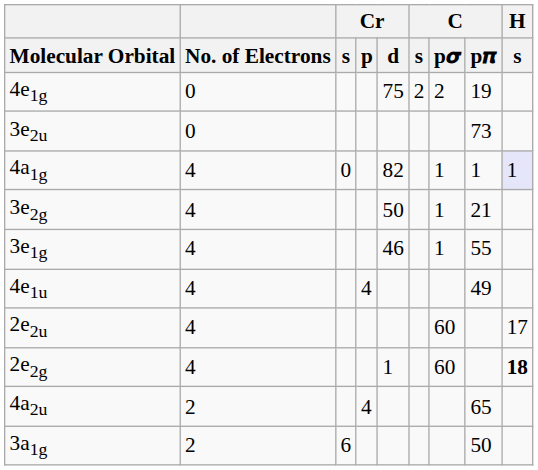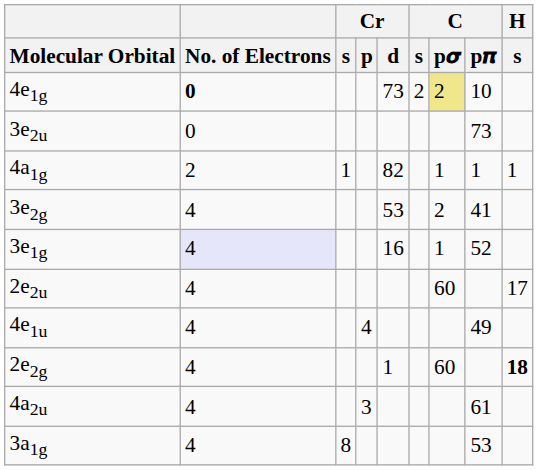(190, 91) normal -> (190, 91) bold
(393, 91) 75 -> (393, 91) 73
(439, 91) no background -> (439, 91) khaki background
(481, 91) 19 -> (481, 91) 10
(190, 170) 4 -> (190, 170) 2
(346, 170) 0 -> (346, 170) 1
(512, 170) lavender background -> (512, 170) no background
(393, 209) 50 -> (393, 209) 53
(439, 209) 1 -> (439, 209) 2
(481, 209) 21 -> (481, 209) 41
(190, 248) no background -> (190, 248) lavender background
(393, 248) 46 -> (393, 248) 16
(481, 248) 55 -> (481, 248) 52
rows swapped: (28, 288) <-> (28, 327)
(190, 406) 2 -> (190, 406) 4
(366, 406) 4 -> (366, 406) 3
(481, 406) 65 -> (481, 406) 61
(190, 445) 2 -> (190, 445) 4
(346, 445) 6 -> (346, 445) 8
(481, 445) 50 -> (481, 445) 53
